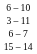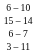rows swapped: (18, 20) <-> (18, 47)
